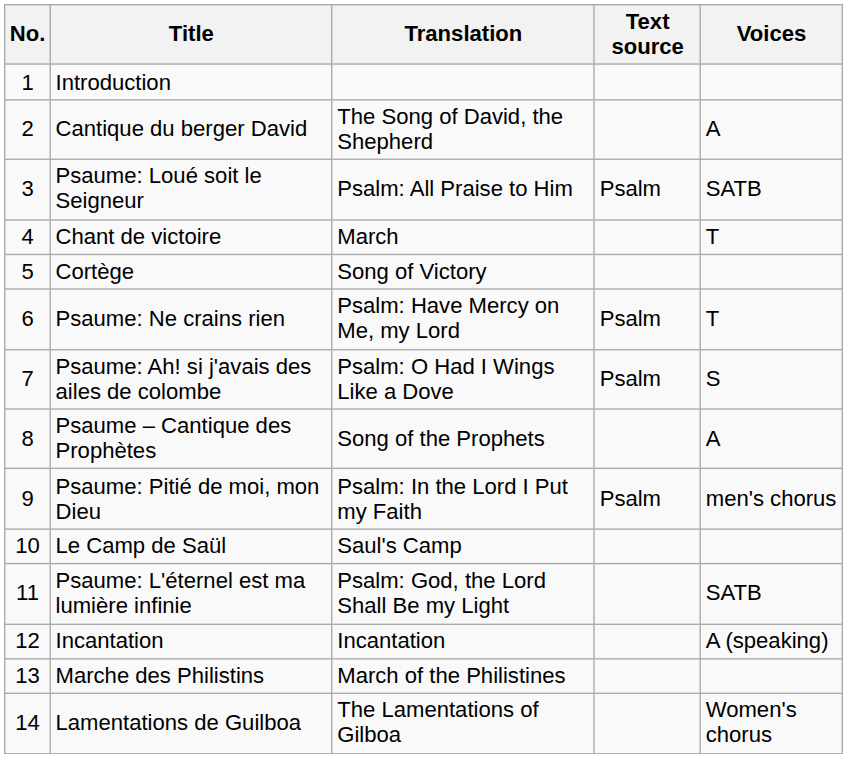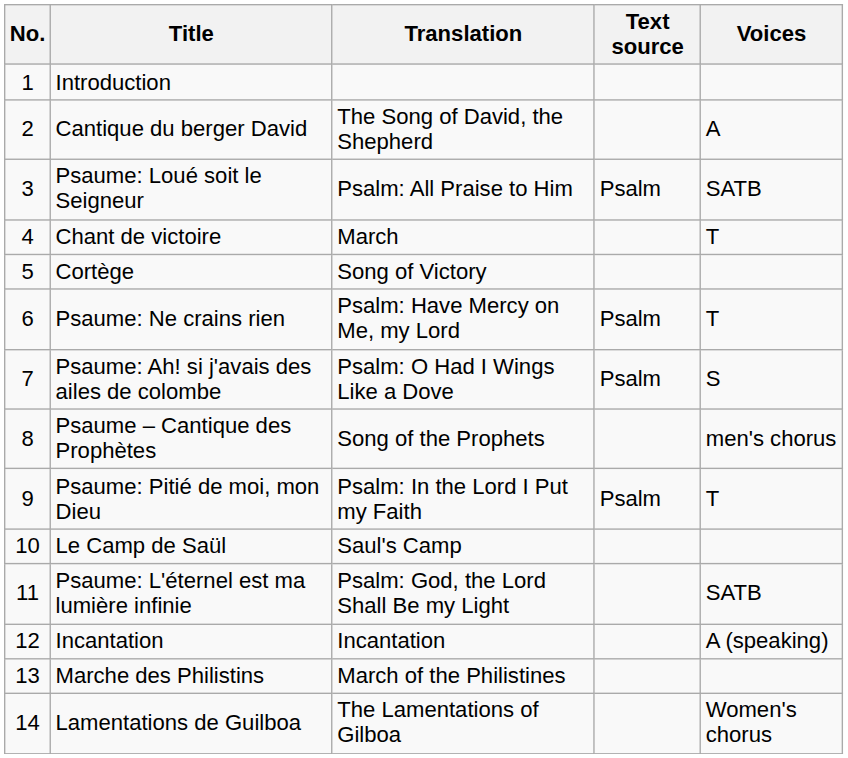(713, 438) A -> (771, 438) men's chorus
(771, 498) men's chorus -> (713, 498) T
